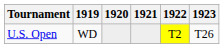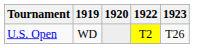- column: (146, 14)
